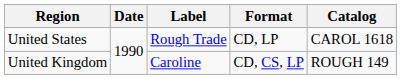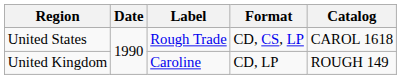(256, 39) CD, LP -> (269, 39) CD, CS, LP
(269, 62) CD, CS, LP -> (256, 62) CD, LP
